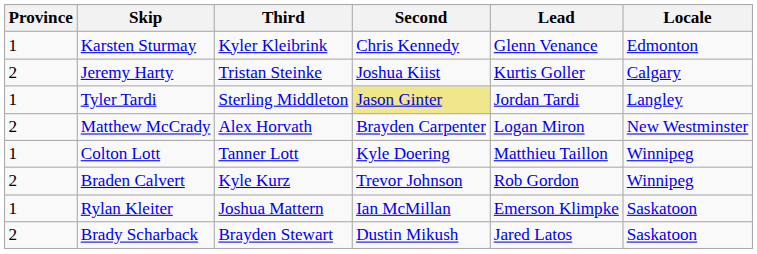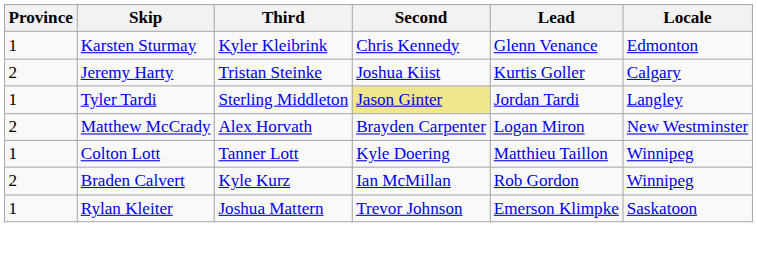(409, 180) Trevor Johnson -> (403, 180) Ian McMillan
(403, 208) Ian McMillan -> (409, 208) Trevor Johnson
- row: (139, 235)
